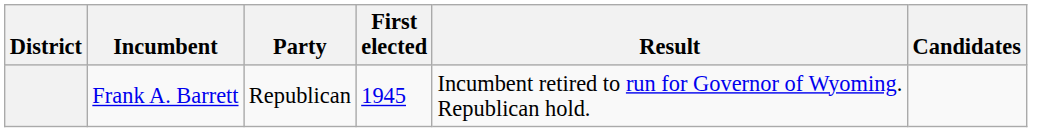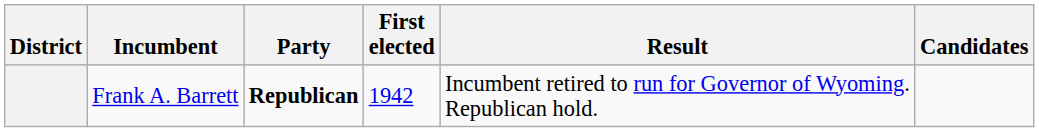(300, 95) normal -> (304, 95) bold
(384, 95) 1945 -> (391, 95) 1942
